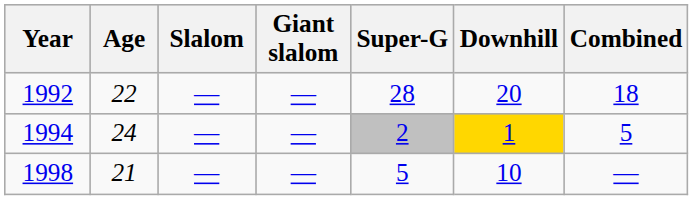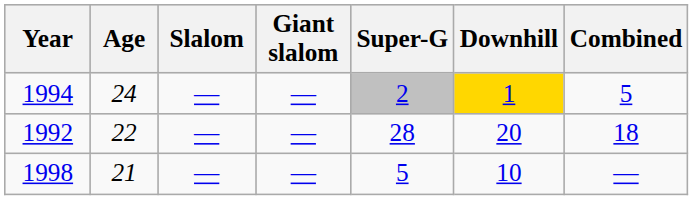rows swapped: (48, 93) <-> (48, 133)
